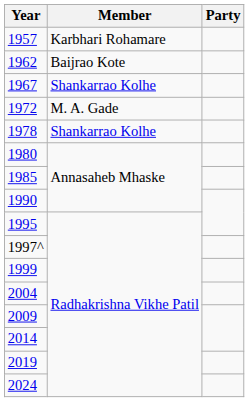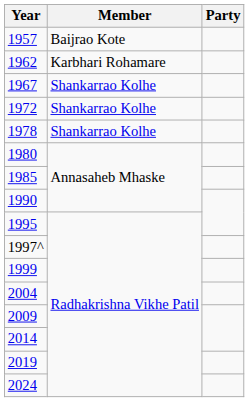(108, 39) Karbhari Rohamare -> (88, 39) Baijrao Kote
(88, 62) Baijrao Kote -> (108, 62) Karbhari Rohamare
(84, 108) M. A. Gade -> (103, 108) Shankarrao Kolhe
